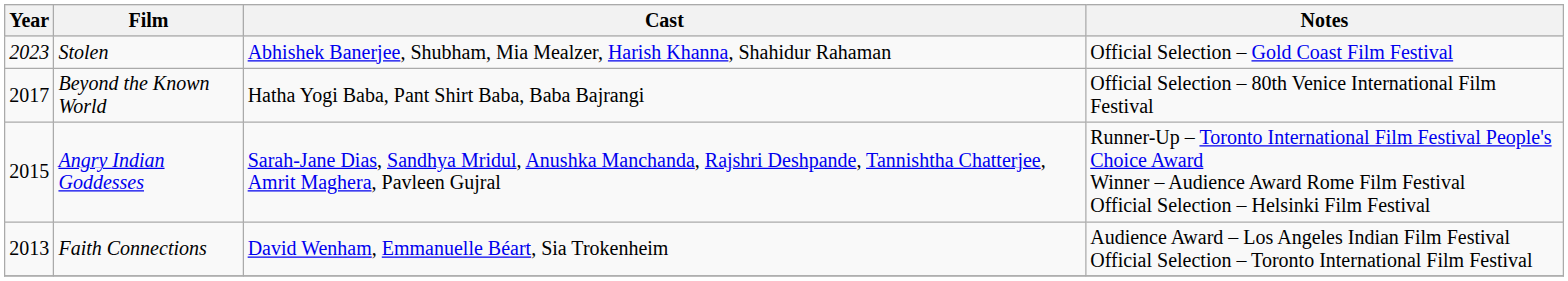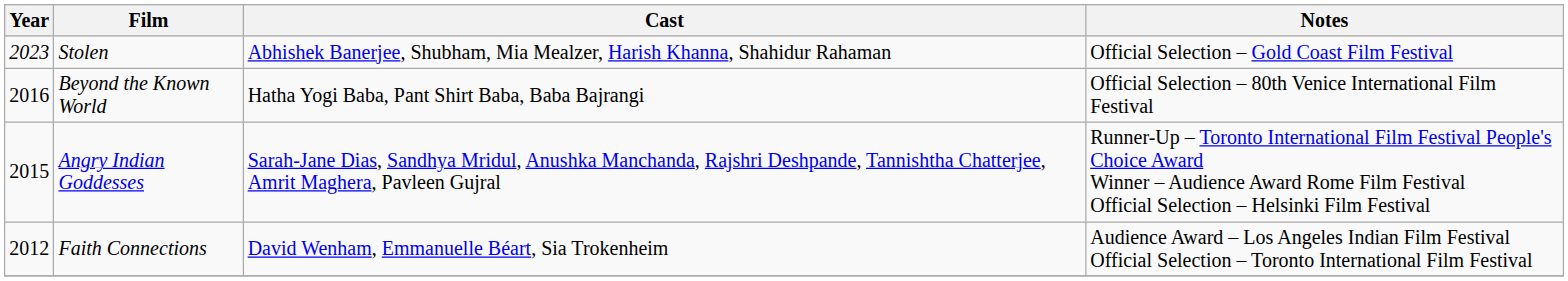(29, 95) 2017 -> (29, 95) 2016
(29, 248) 2013 -> (29, 248) 2012
